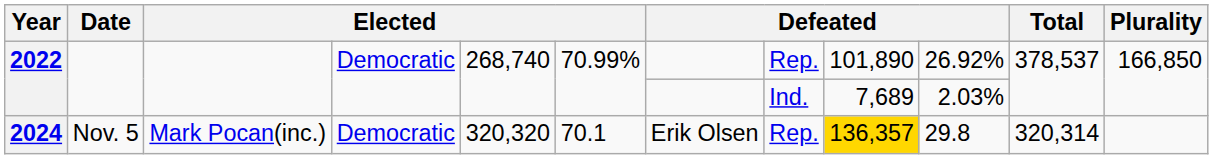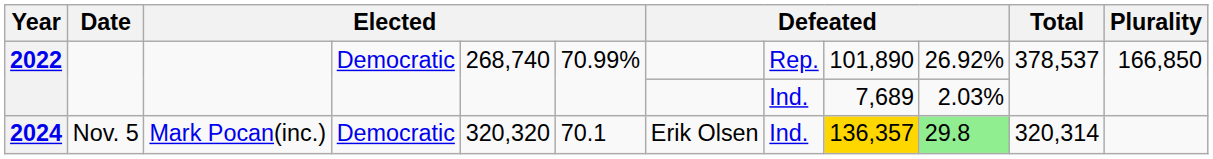(794, 134) Rep. -> (789, 134) Ind.
(947, 134) no background -> (947, 134) lightgreen background
